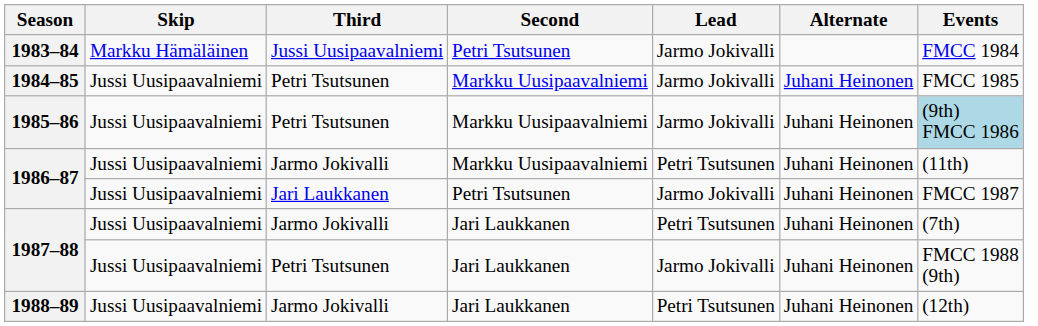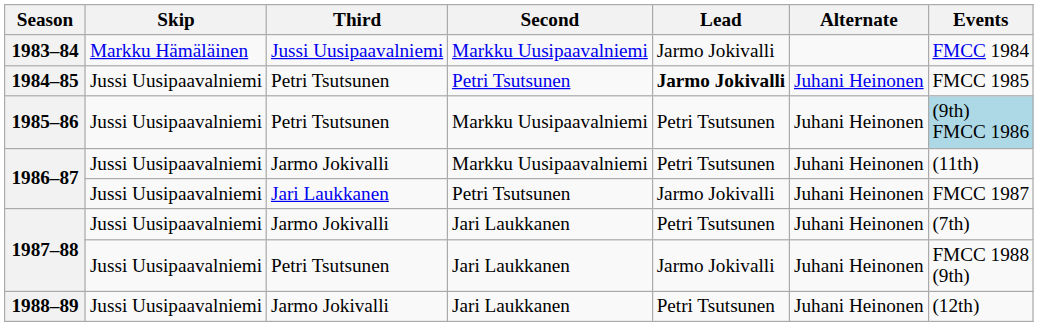(511, 50) Petri Tsutsunen -> (550, 50) Markku Uusipaavalniemi
(550, 80) Markku Uusipaavalniemi -> (511, 80) Petri Tsutsunen
(716, 80) normal -> (721, 80) bold
(716, 121) Jarmo Jokivalli -> (716, 121) Petri Tsutsunen
